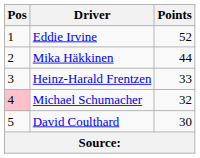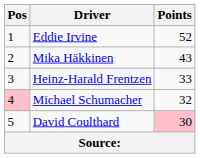(185, 57) 44 -> (185, 57) 43
(185, 121) no background -> (185, 121) pink background
